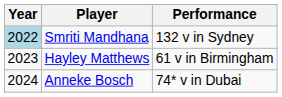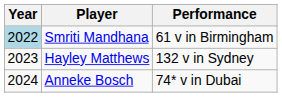(205, 37) 132 v in Sydney -> (215, 37) 61 v in Birmingham
(215, 59) 61 v in Birmingham -> (205, 59) 132 v in Sydney
